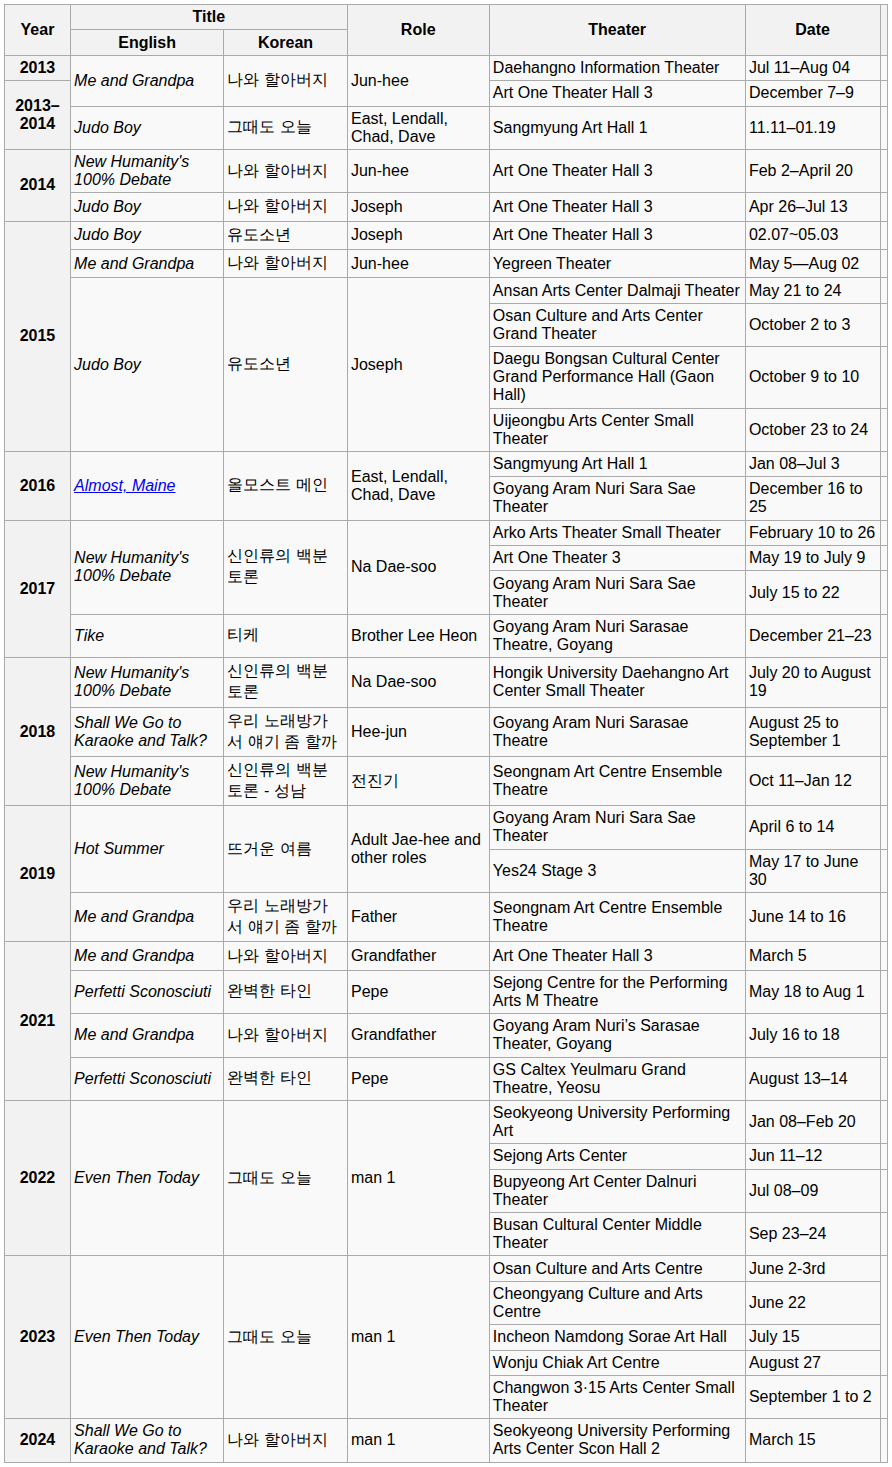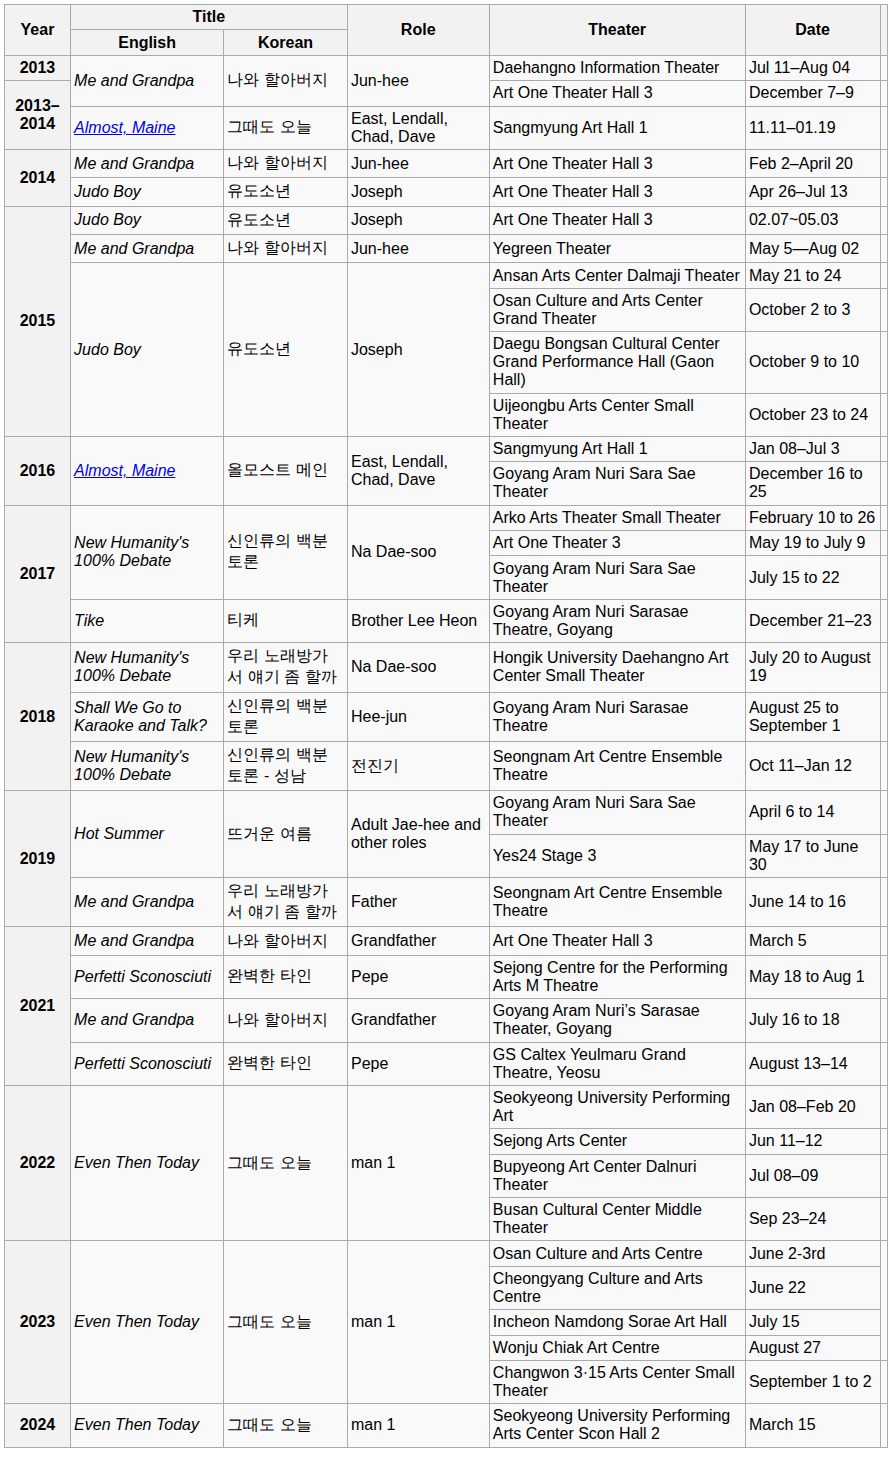(107, 127) Judo Boy -> (125, 127) Almost, Maine
(132, 171) New Humanity's 100% Debate -> (134, 163) Me and Grandpa
(278, 206) 나와 할아버지 -> (259, 191) 유도소년
(278, 681) 신인류의 백분토론 -> (282, 666) 우리 노래방가서 얘기 좀 할까
(282, 731) 우리 노래방가서 얘기 좀 할까 -> (278, 716) 신인류의 백분토론
(141, 1440) Shall We Go to Karaoke and Talk? -> (137, 1425) Even Then Today
(278, 1439) 나와 할아버지 -> (270, 1424) 그때도 오늘
